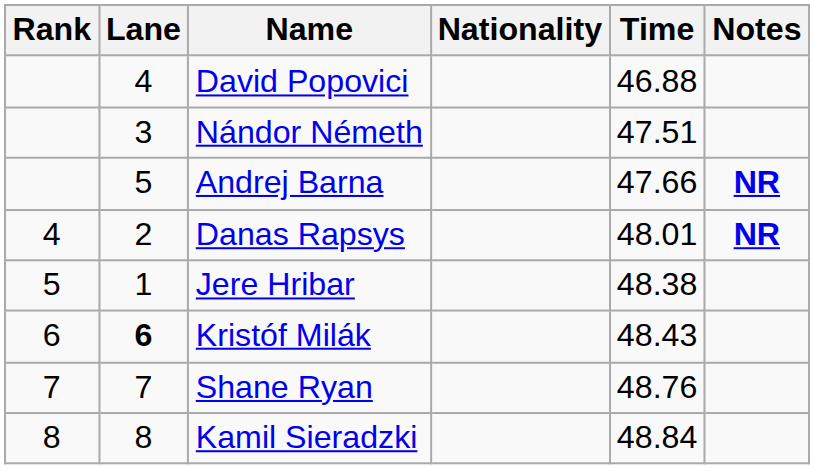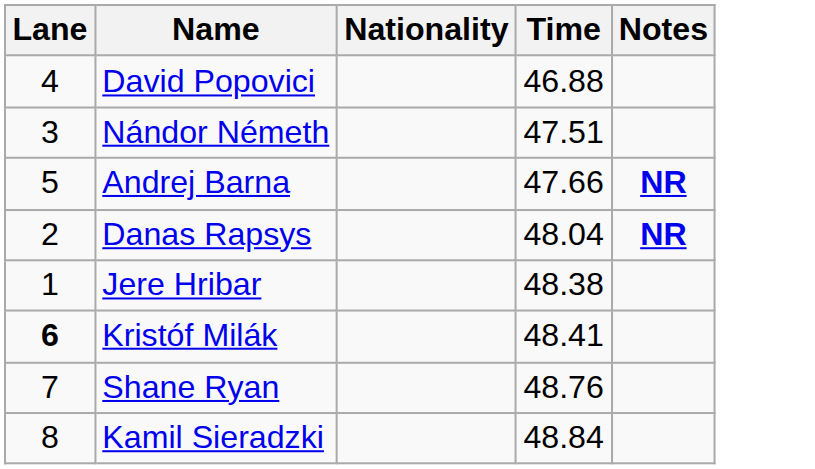- column: (52, 30)
(657, 234) 48.01 -> (564, 234) 48.04
(657, 336) 48.43 -> (564, 336) 48.41
